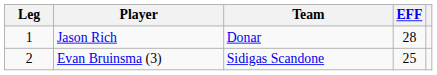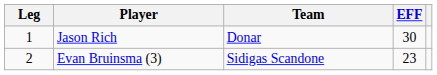(409, 37) 28 -> (409, 37) 30
(409, 59) 25 -> (409, 59) 23
